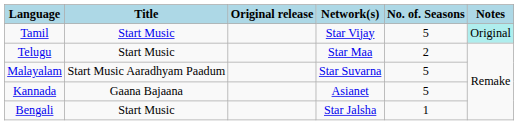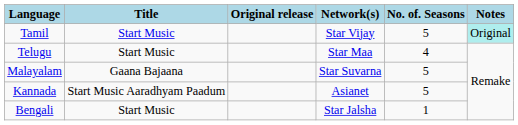(426, 52) 2 -> (426, 52) 4
(146, 71) Start Music Aaradhyam Paadum -> (146, 71) Gaana Bajaana
(146, 91) Gaana Bajaana -> (146, 91) Start Music Aaradhyam Paadum
